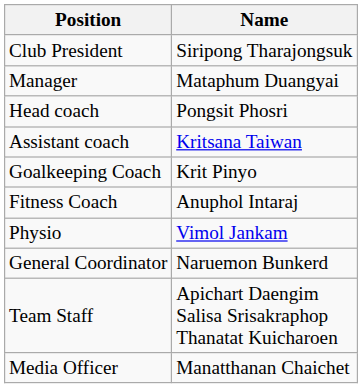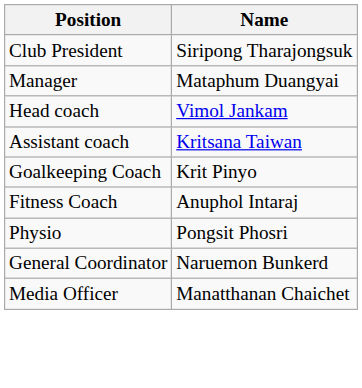(232, 111) Pongsit Phosri -> (232, 111) Vimol Jankam
(232, 232) Vimol Jankam -> (232, 232) Pongsit Phosri
- row: (51, 315)
